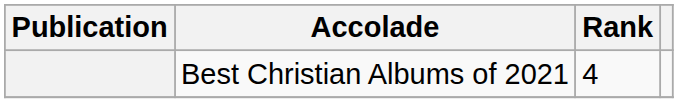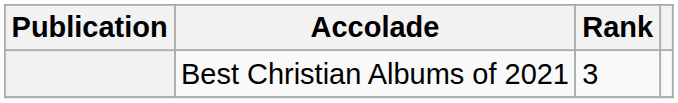(590, 73) 4 -> (590, 73) 3
